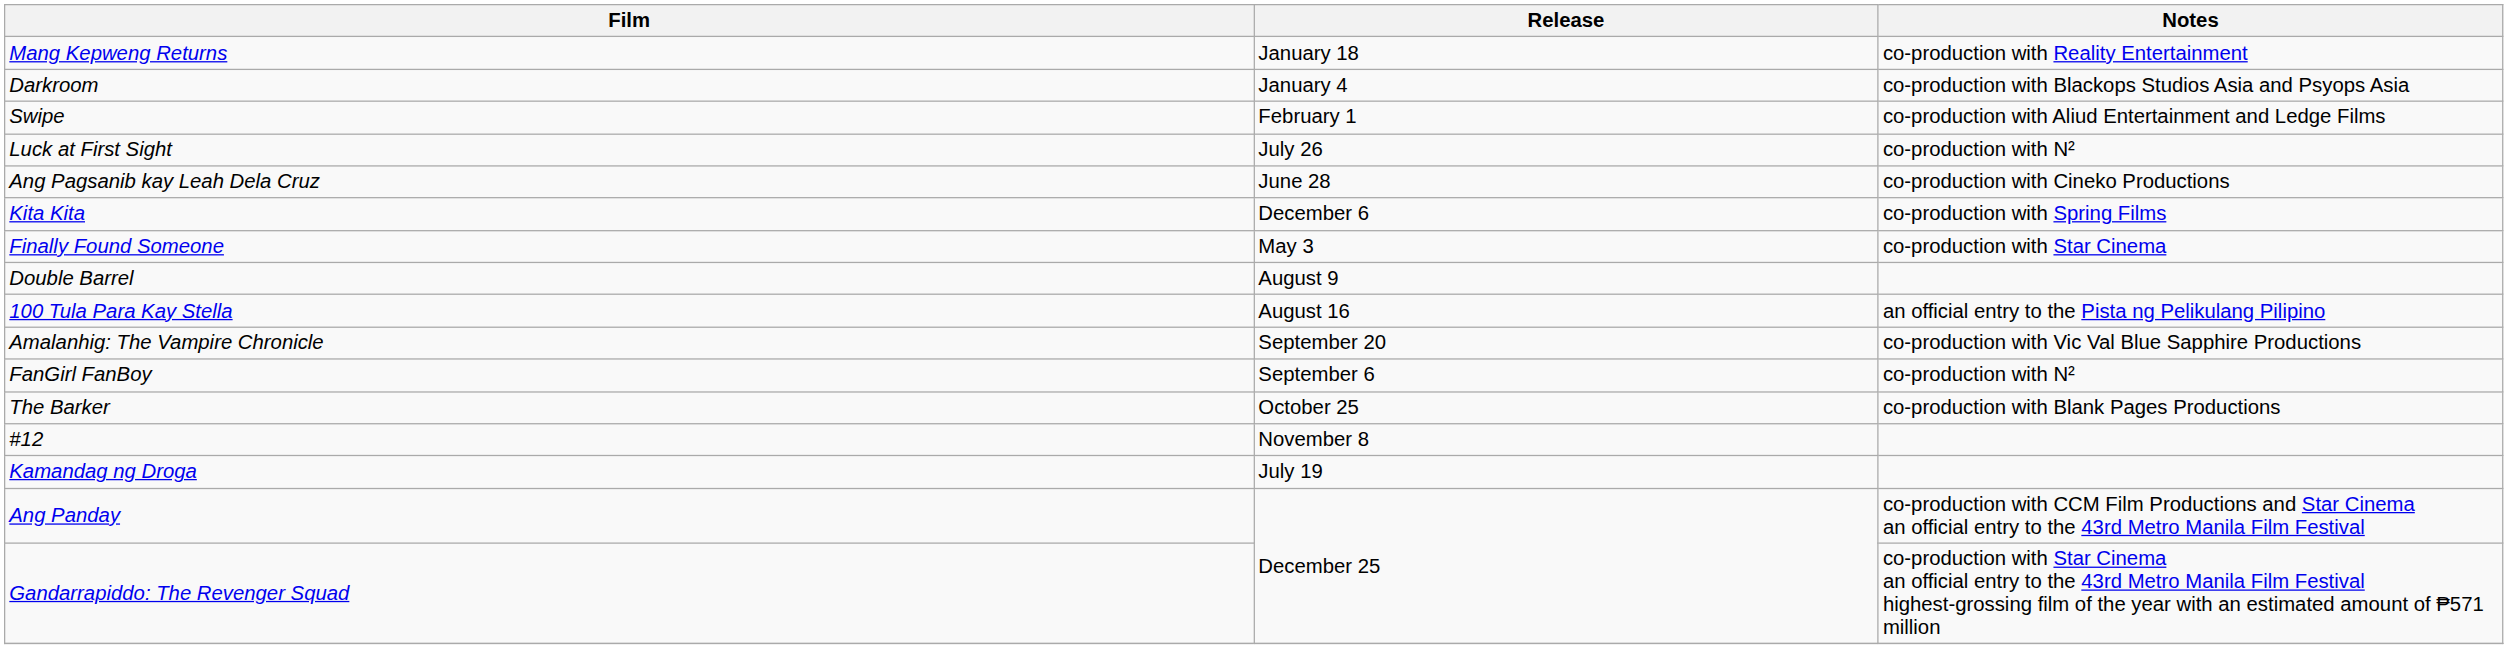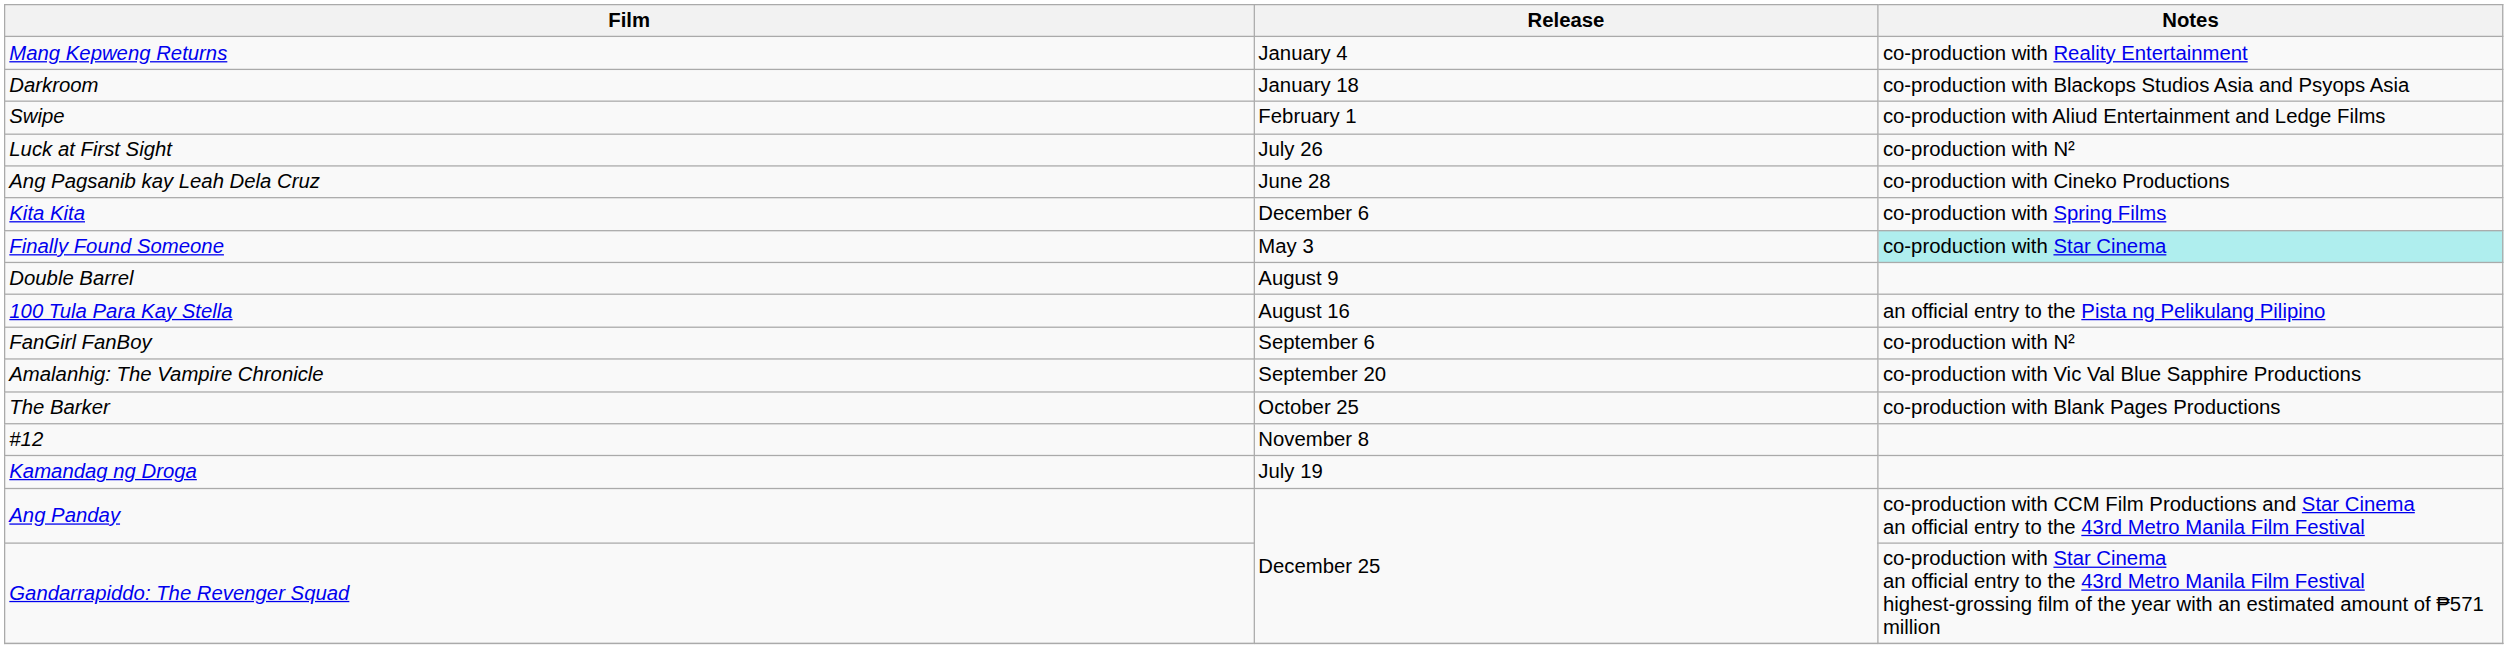(1309, 52) January 18 -> (1303, 52) January 4
(1303, 85) January 4 -> (1309, 85) January 18
(2025, 246) no background -> (2025, 246) paleturquoise background
rows swapped: (80, 375) <-> (167, 342)
